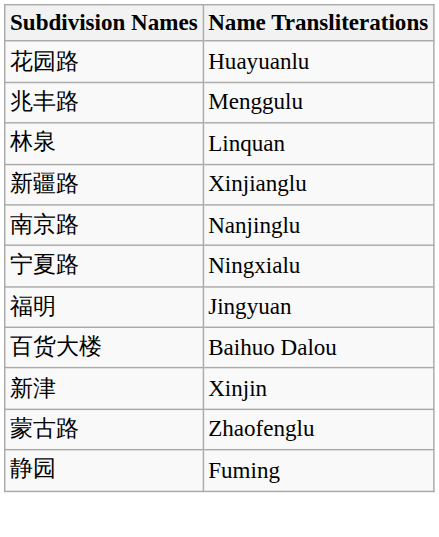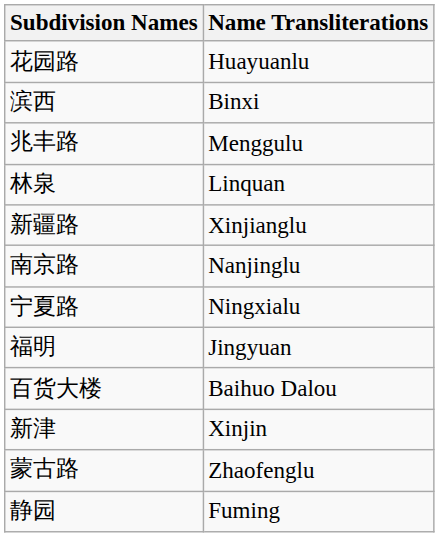+ row: (33, 101)
